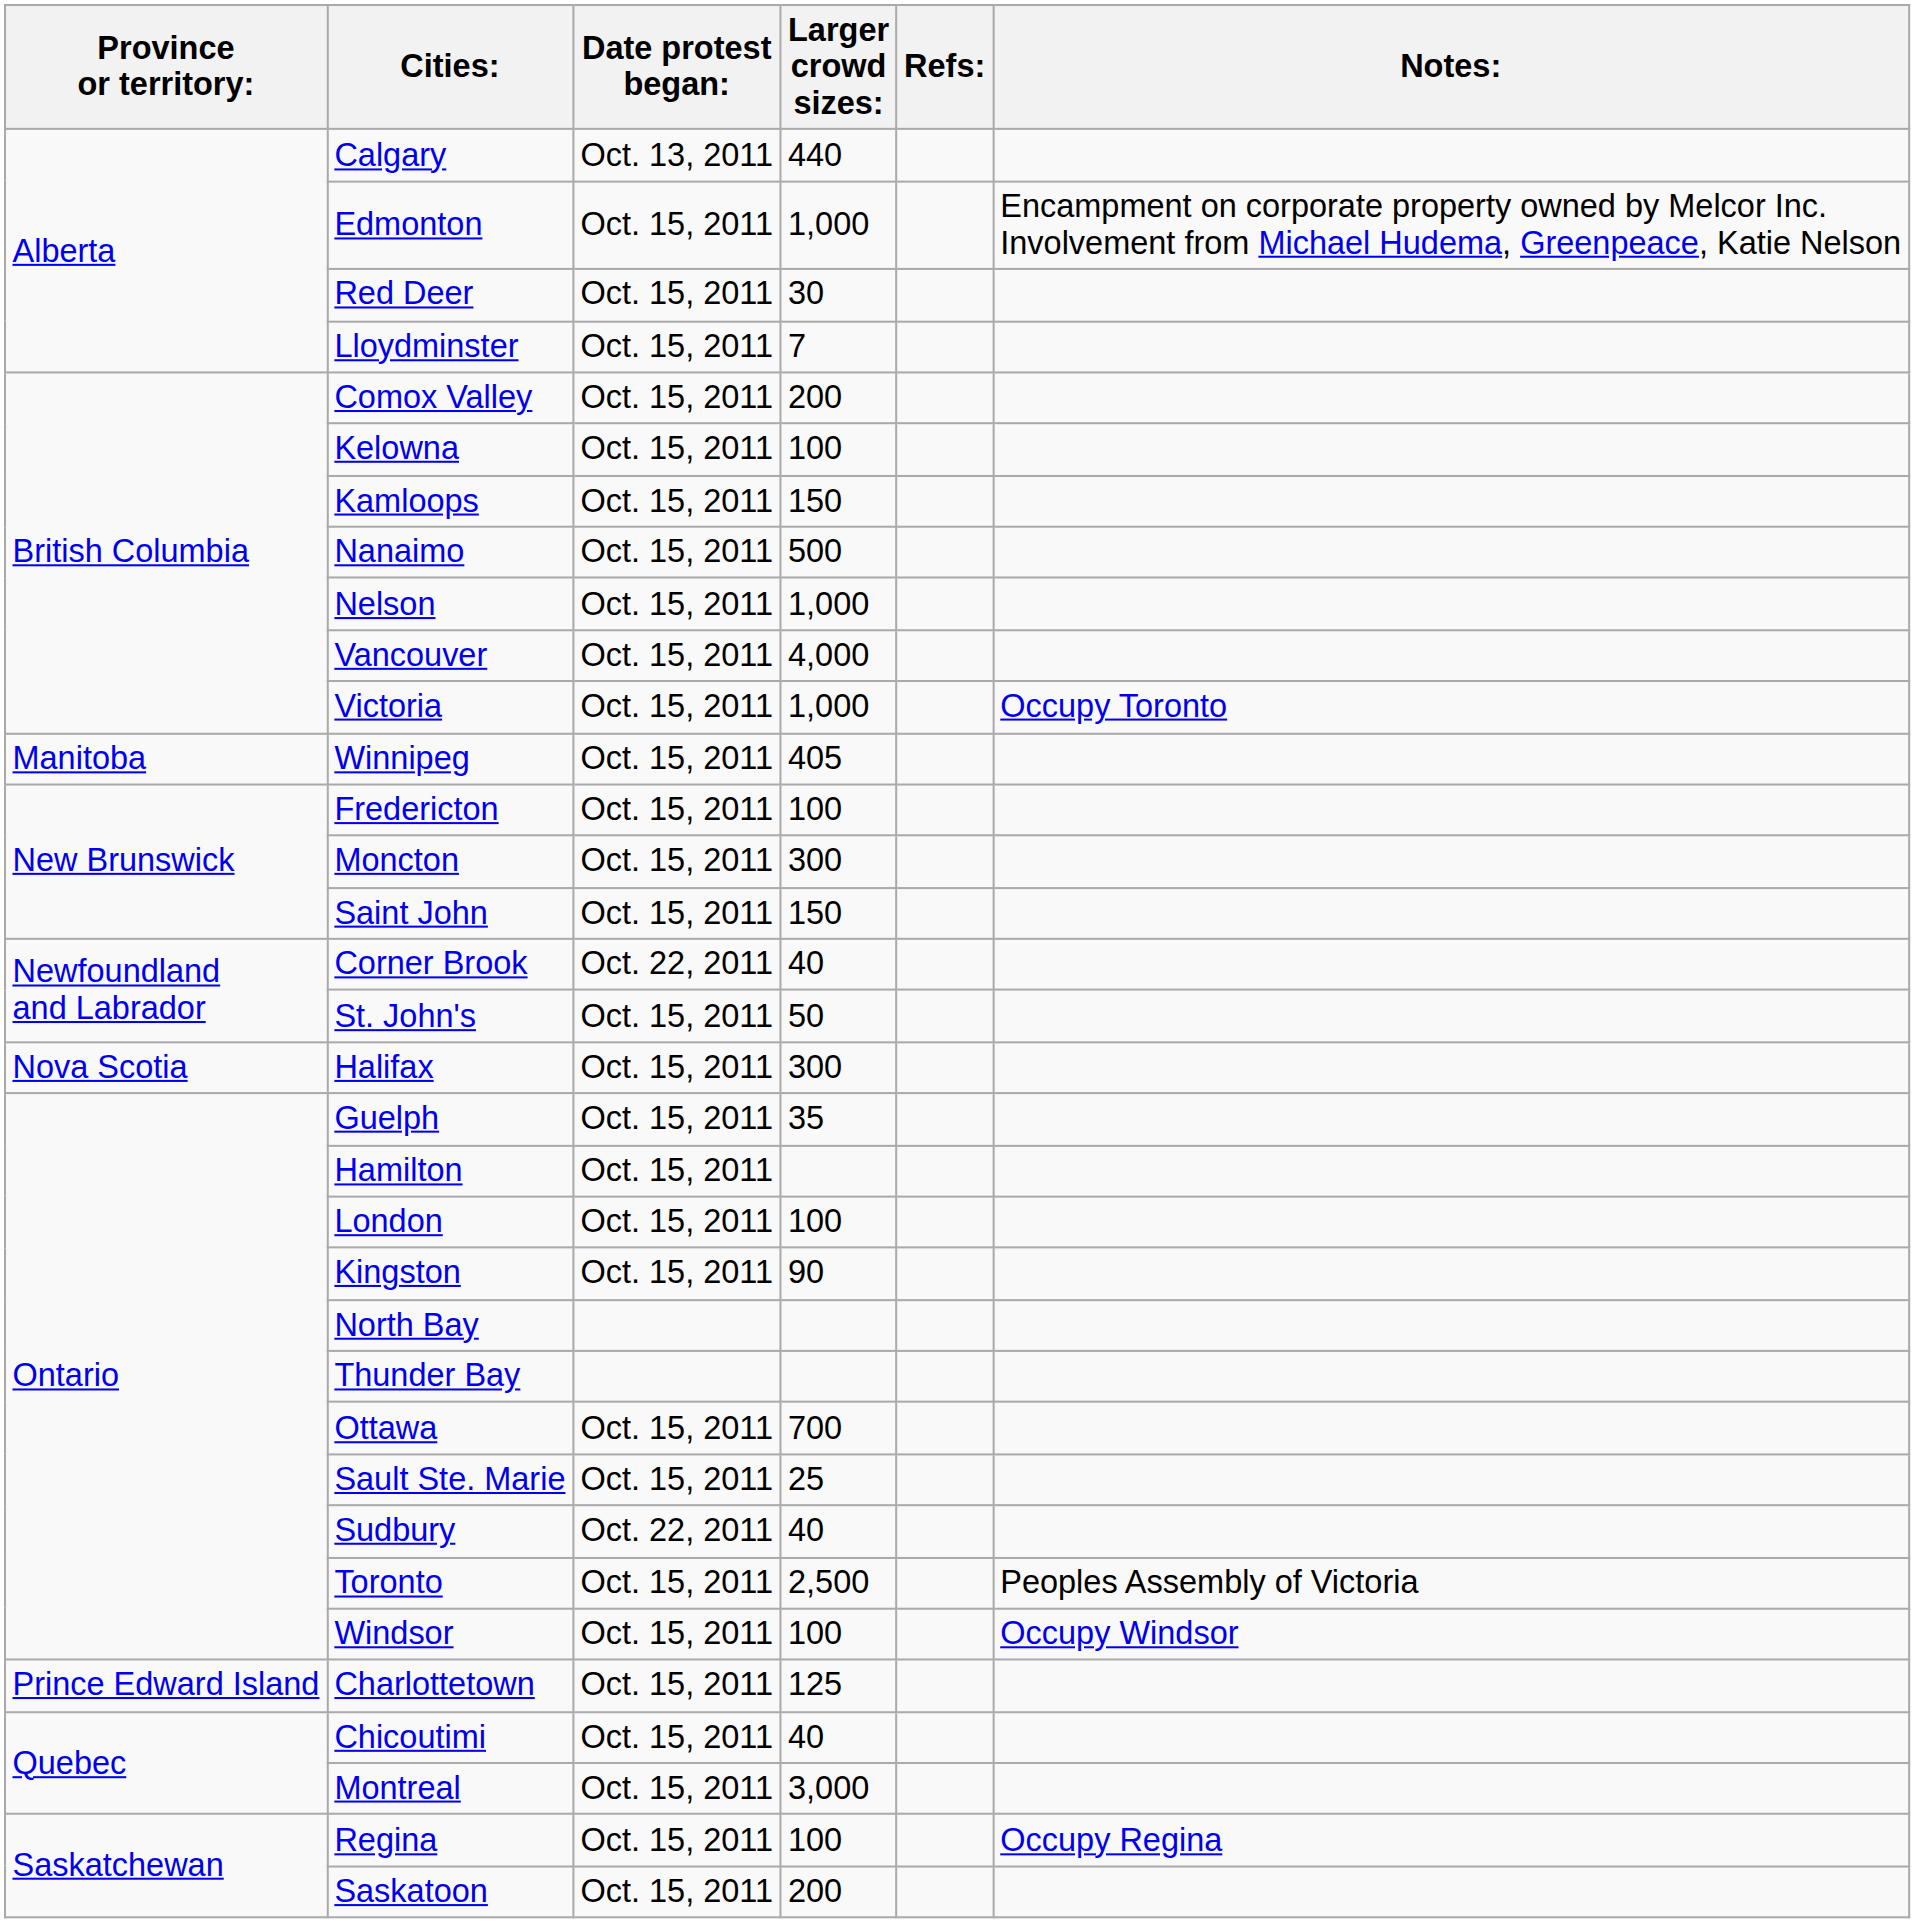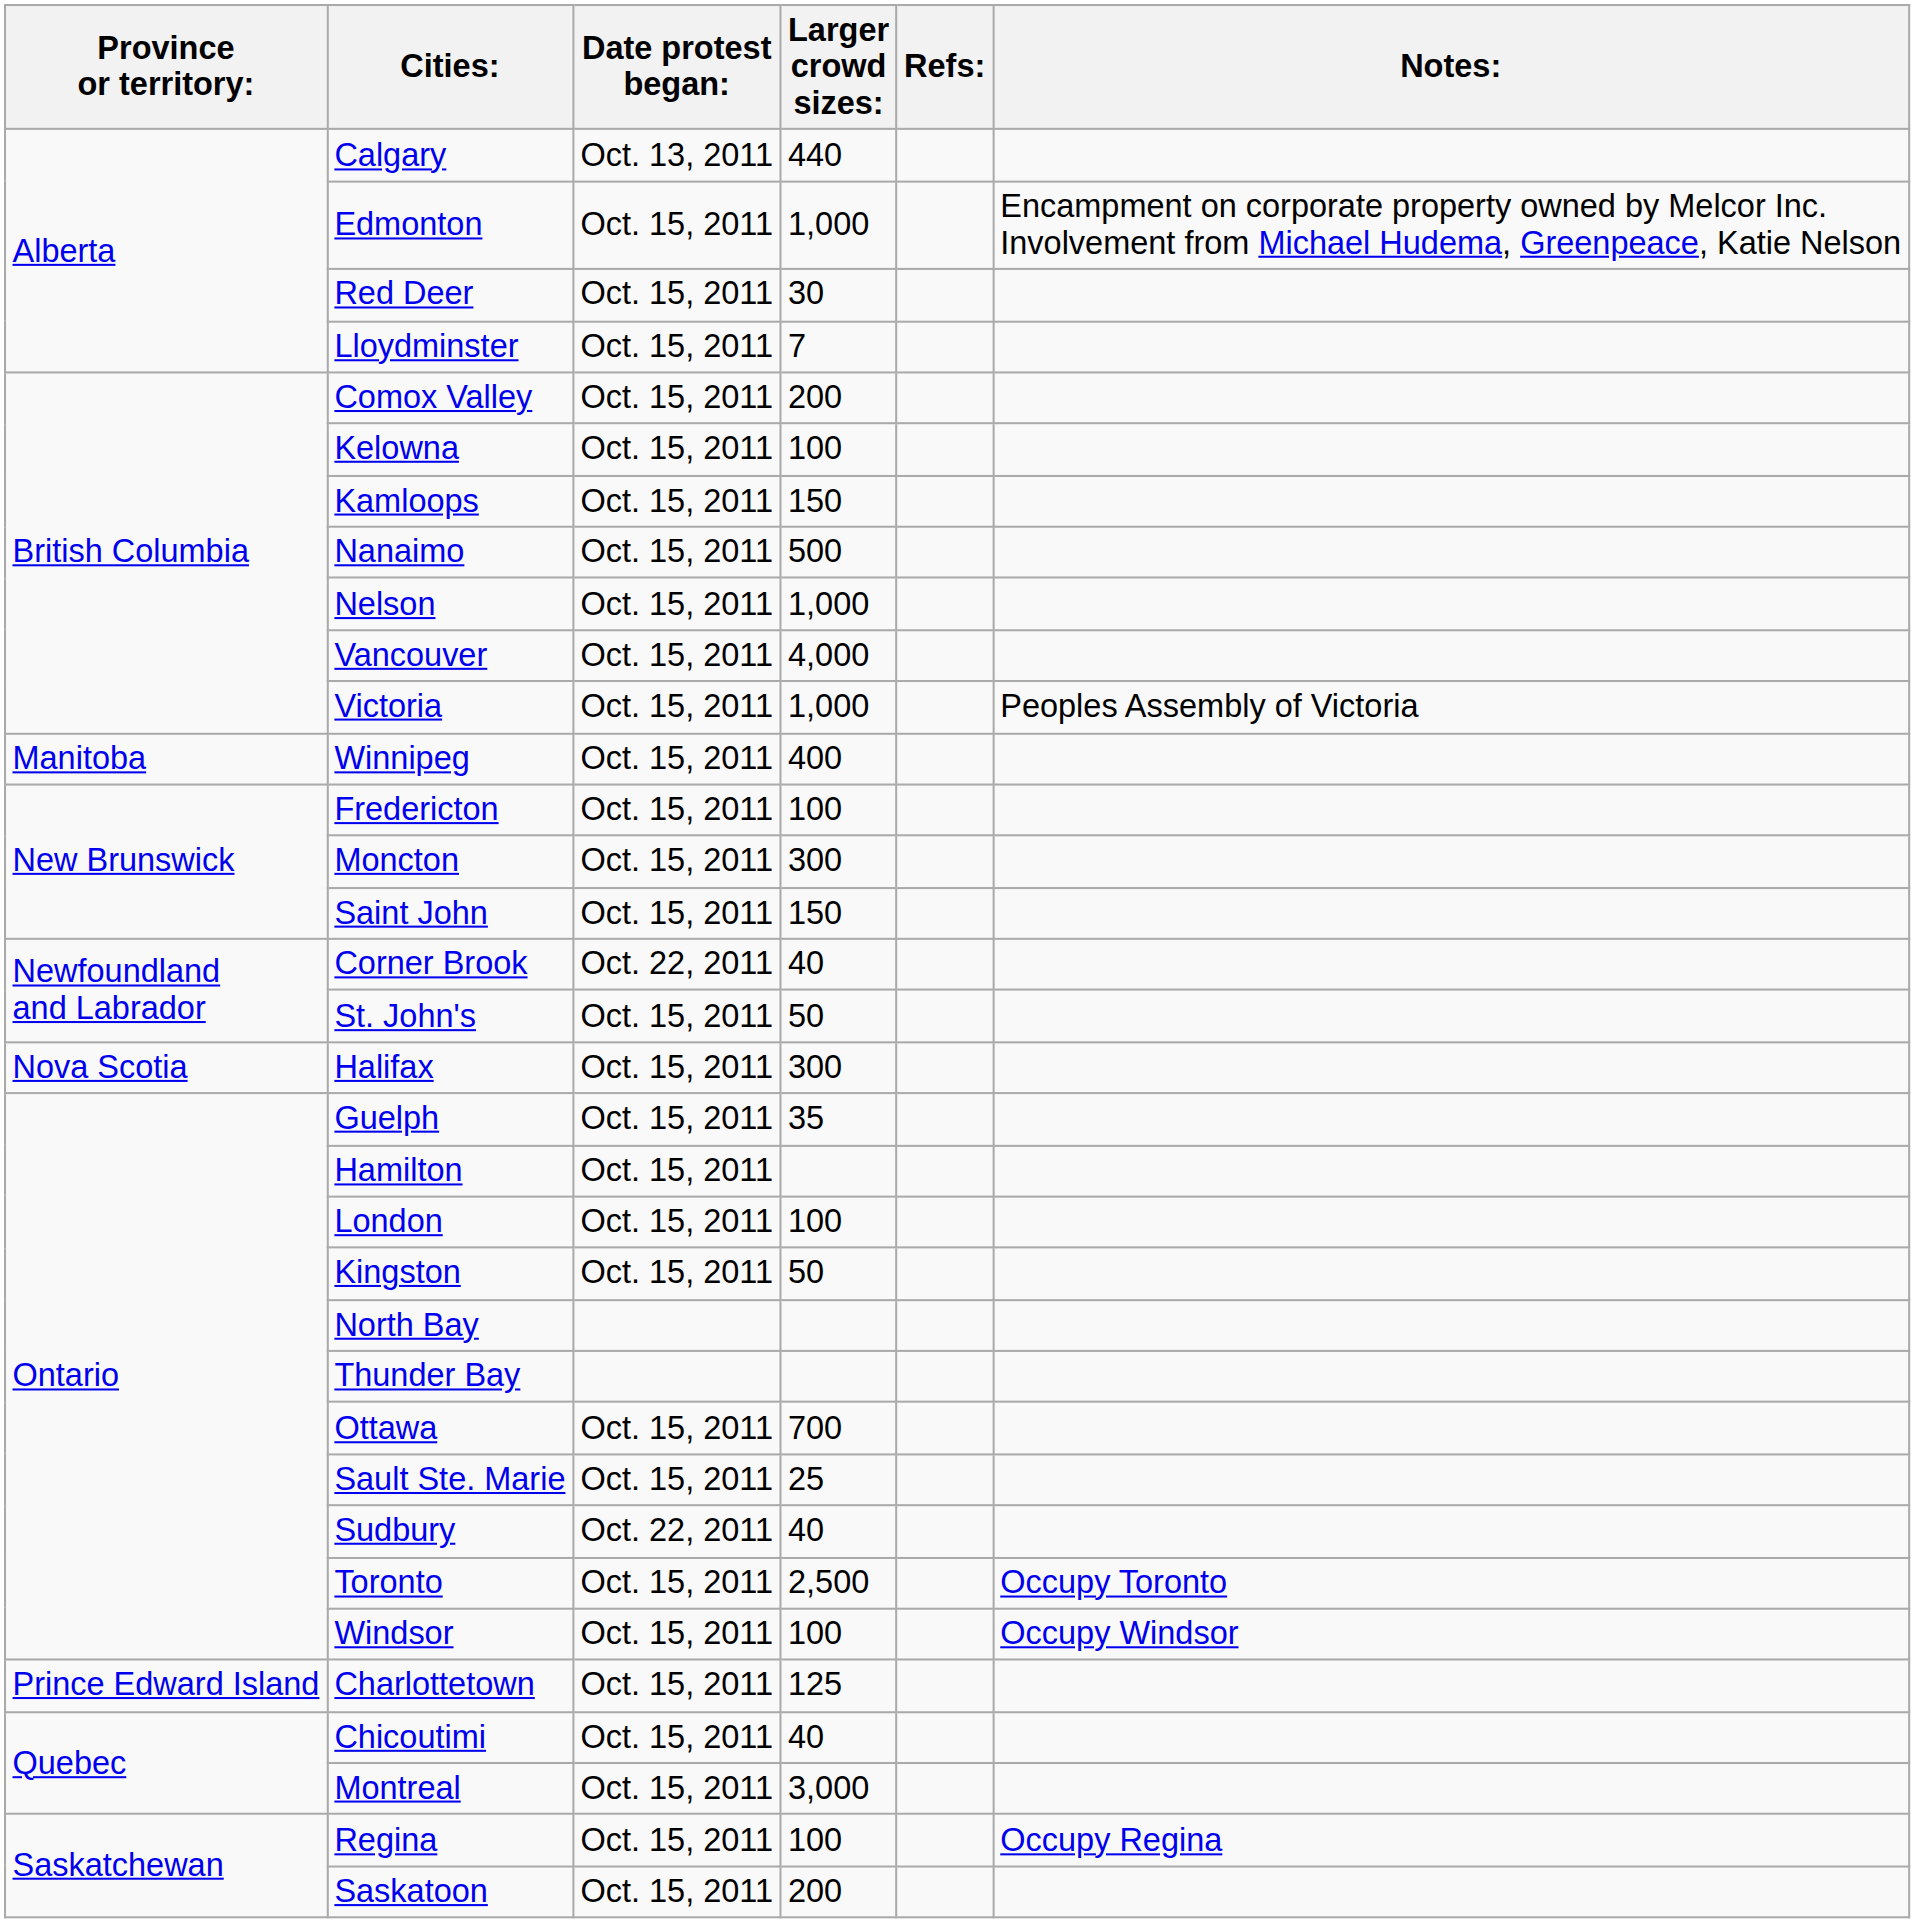(1114, 706) Occupy Toronto -> (1209, 706) Peoples Assembly of Victoria
(815, 758) 405 -> (815, 758) 400
(806, 1273) 90 -> (806, 1273) 50
(1209, 1582) Peoples Assembly of Victoria -> (1114, 1582) Occupy Toronto
